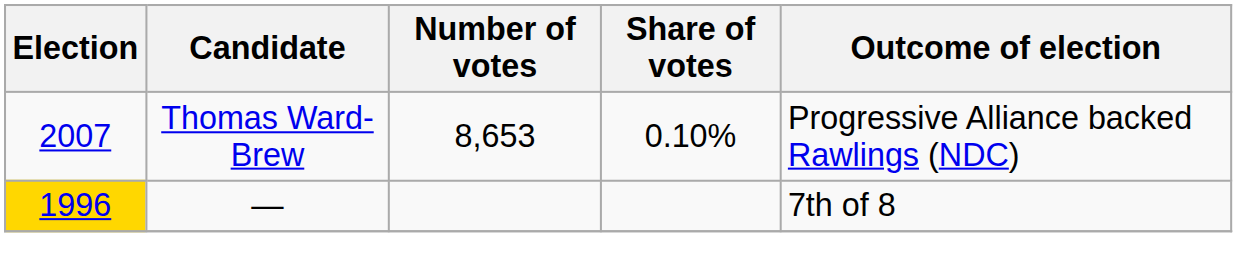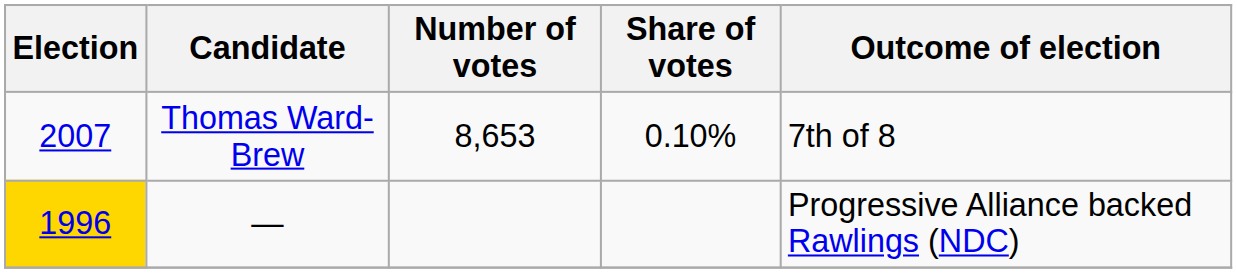(990, 135) Progressive Alliance backed Rawlings (NDC) -> (842, 135) 7th of 8
(842, 205) 7th of 8 -> (990, 223) Progressive Alliance backed Rawlings (NDC)
